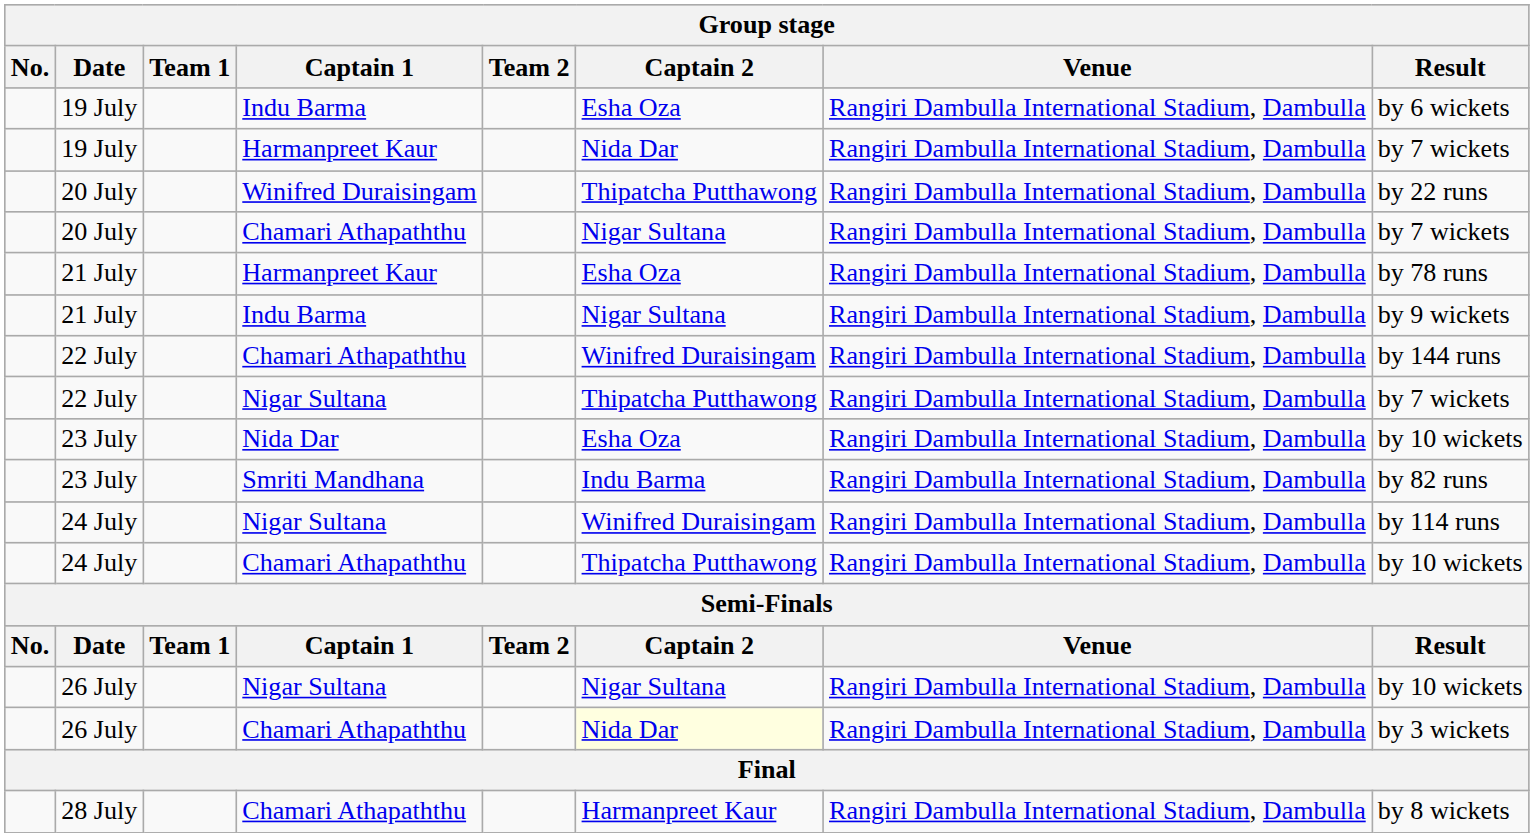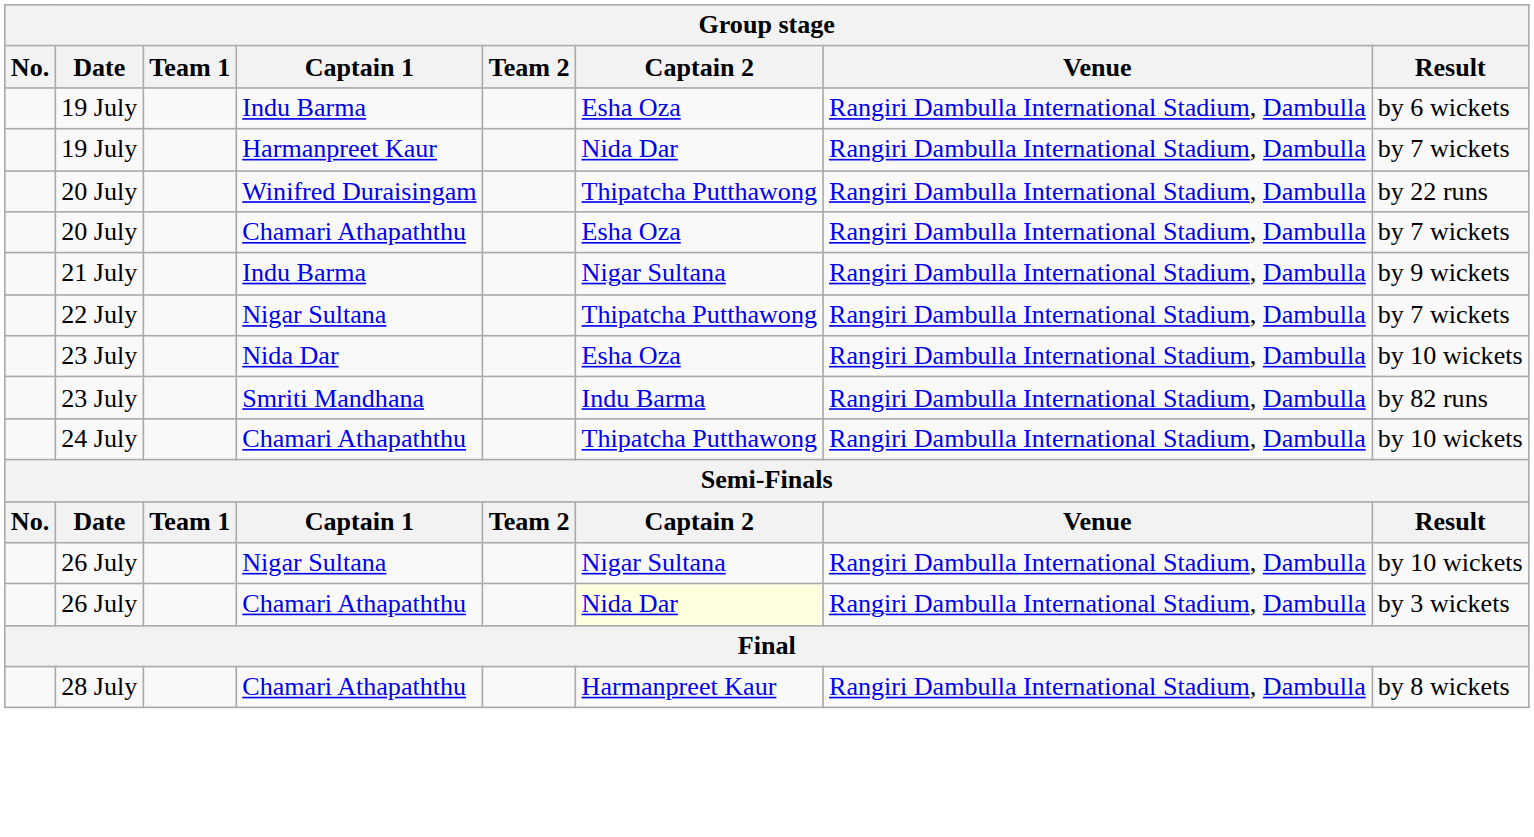(654, 231) Nigar Sultana -> (631, 231) Esha Oza
- row: (99, 273)
- row: (99, 356)
- row: (99, 521)
